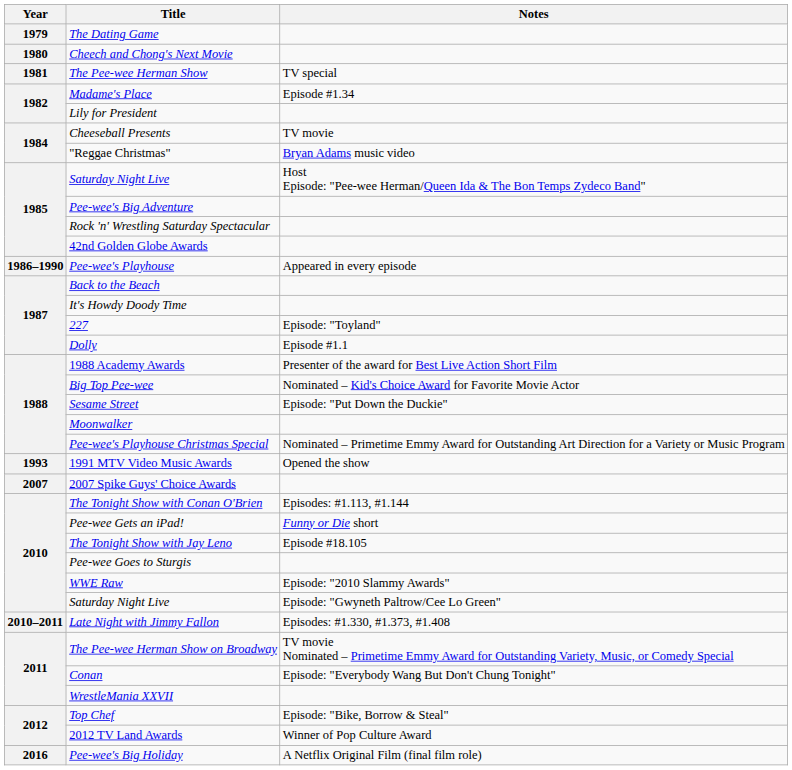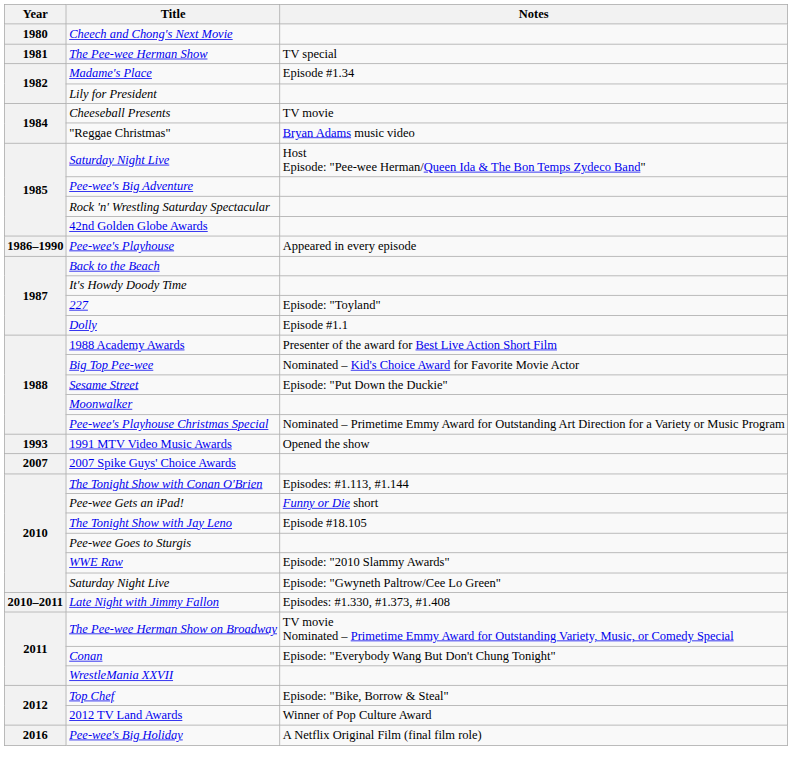- row: (114, 34)
